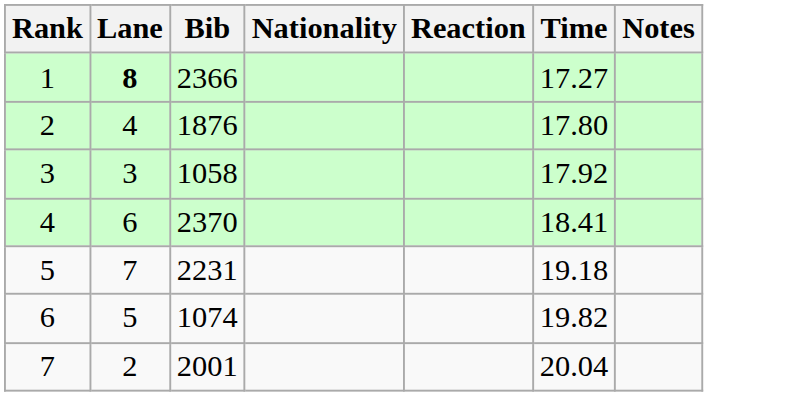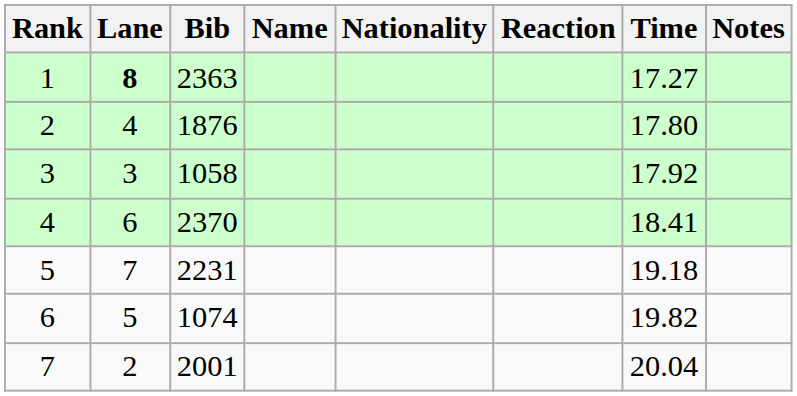+ column: (290, 28)
(207, 76) 2366 -> (207, 76) 2363
